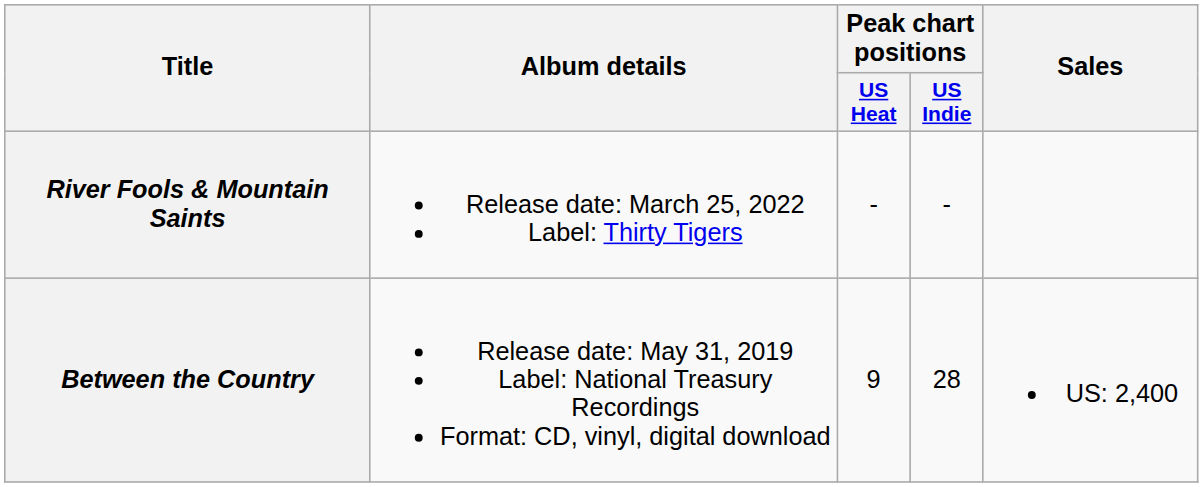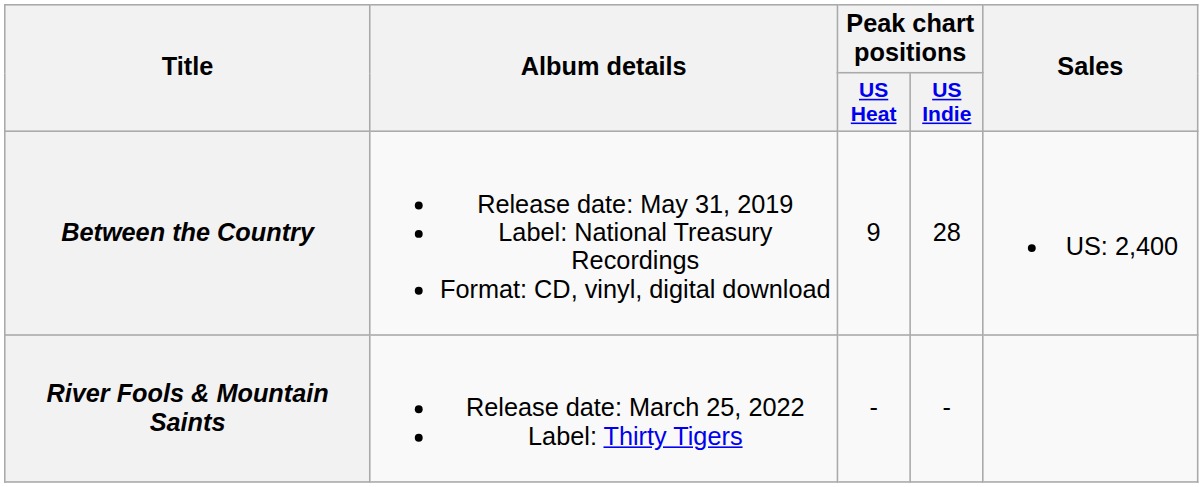rows swapped: (188, 380) <-> (188, 204)
